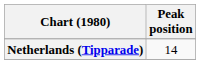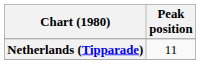(171, 49) 14 -> (171, 49) 11
